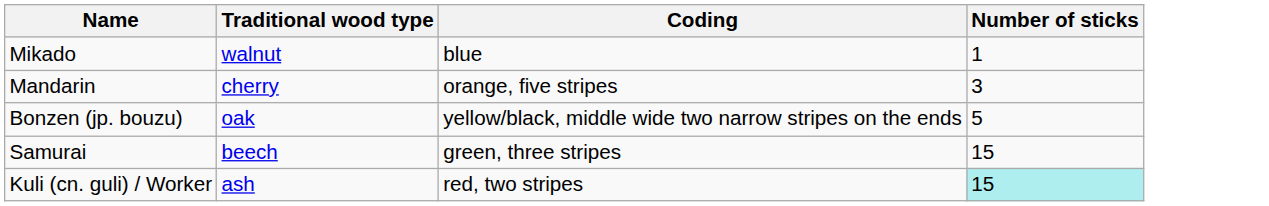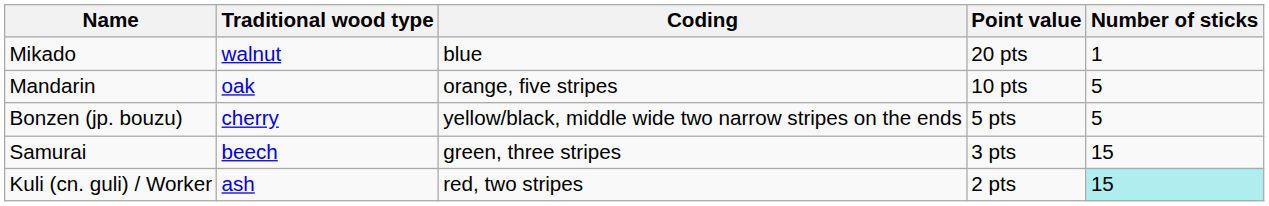+ column: (1026, 20)
(250, 86) cherry -> (238, 86) oak
(977, 86) 3 -> (1097, 86) 5
(238, 119) oak -> (250, 119) cherry
